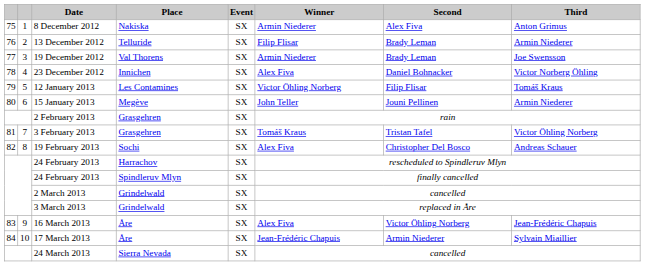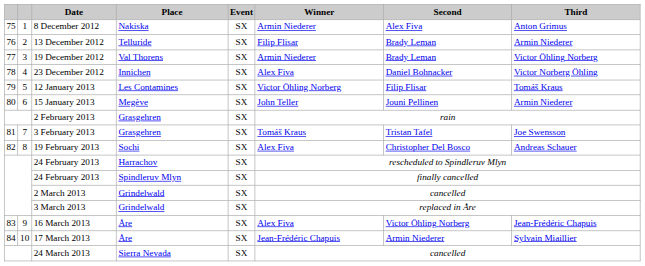(540, 57) Joe Swensson -> (556, 57) Victor Öhling Norberg
(556, 132) Victor Öhling Norberg -> (540, 132) Joe Swensson
